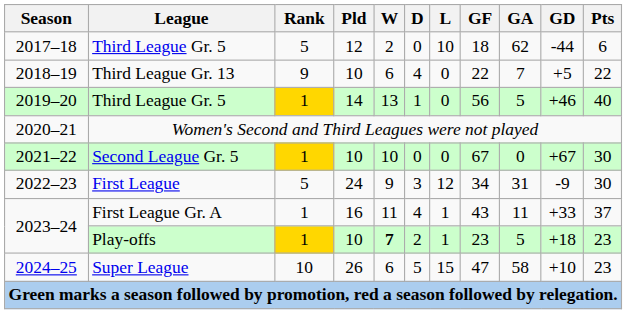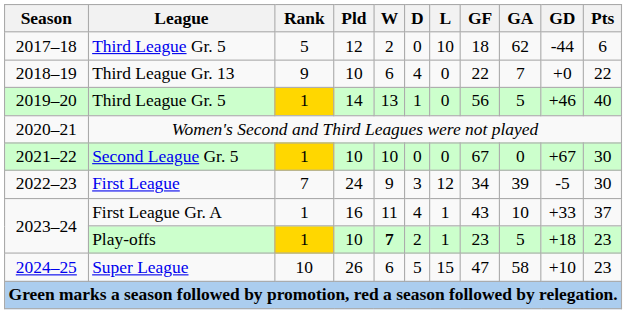(562, 73) +5 -> (562, 73) +0
(304, 184) 5 -> (304, 184) 7
(520, 184) 31 -> (520, 184) 39
(562, 184) -9 -> (562, 184) -5
(520, 211) 11 -> (520, 211) 10
